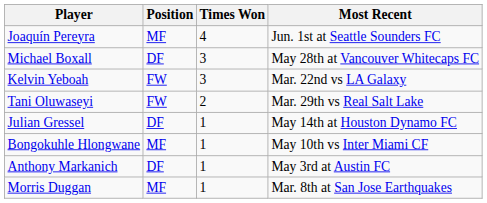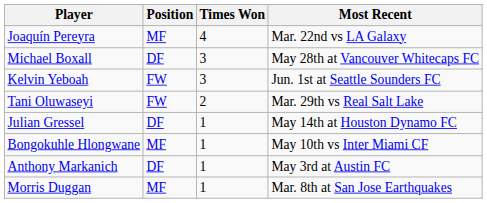(356, 36) Jun. 1st at Seattle Sounders FC -> (339, 36) Mar. 22nd vs LA Galaxy
(339, 79) Mar. 22nd vs LA Galaxy -> (356, 79) Jun. 1st at Seattle Sounders FC
